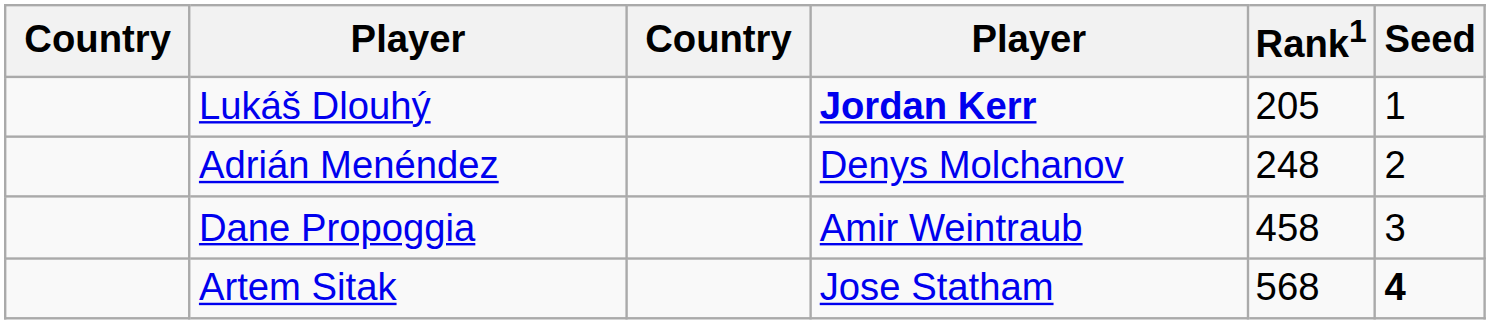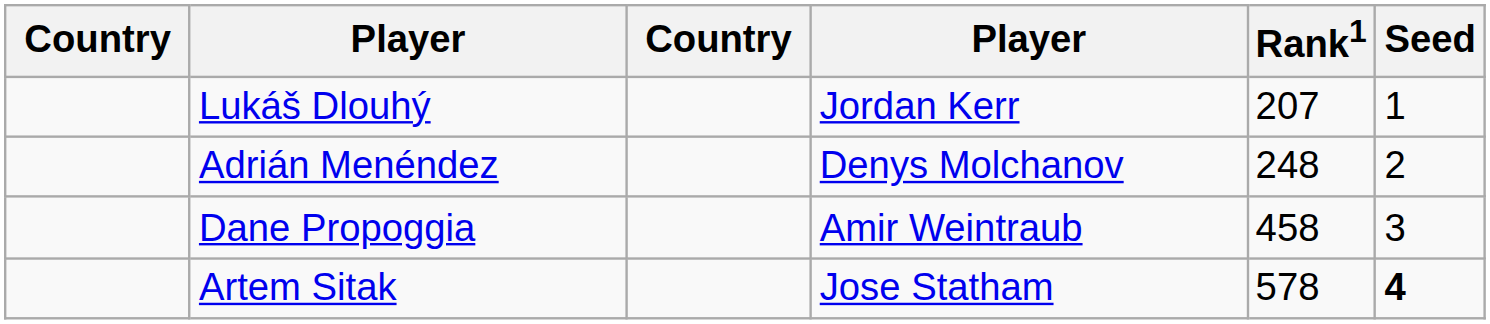(928, 105) bold -> (920, 105) normal
(1288, 105) 205 -> (1288, 105) 207
(1288, 287) 568 -> (1288, 287) 578
